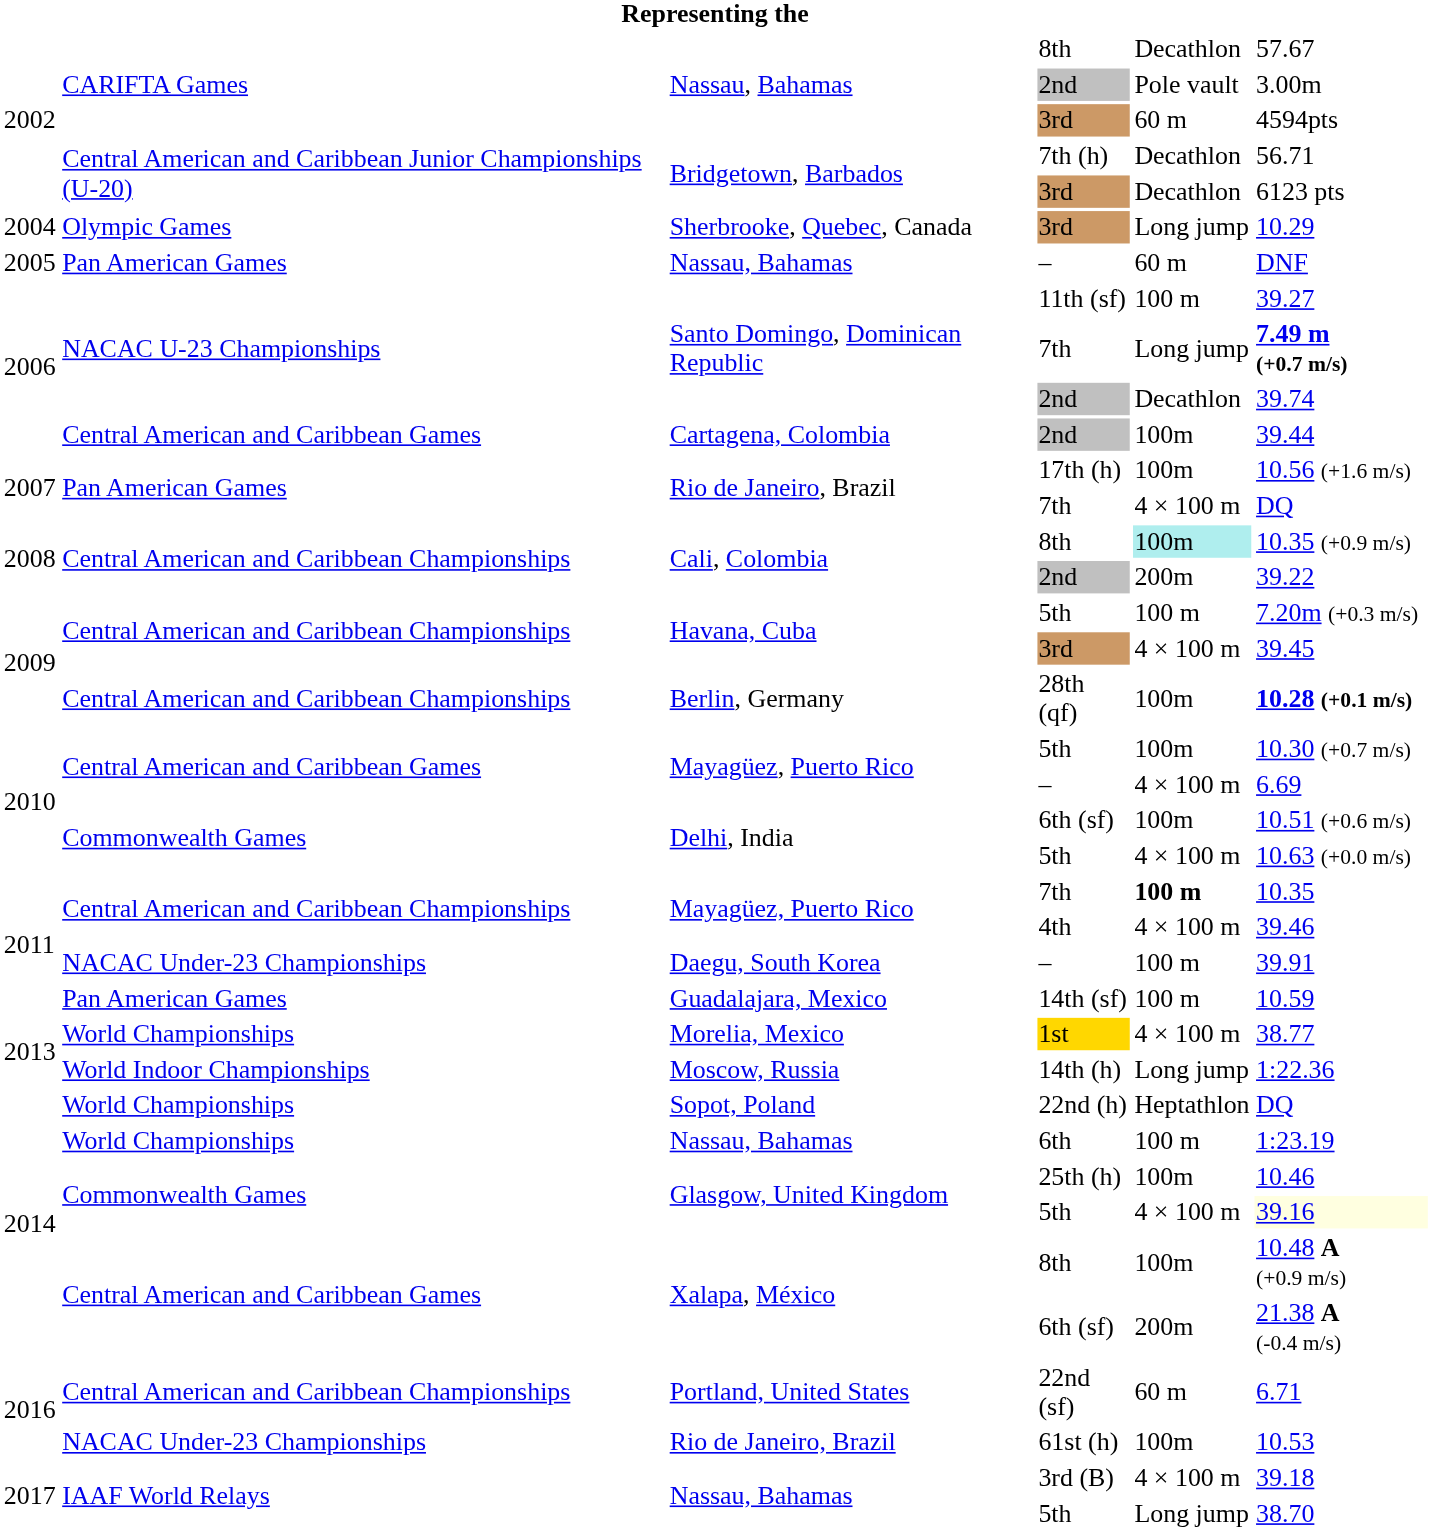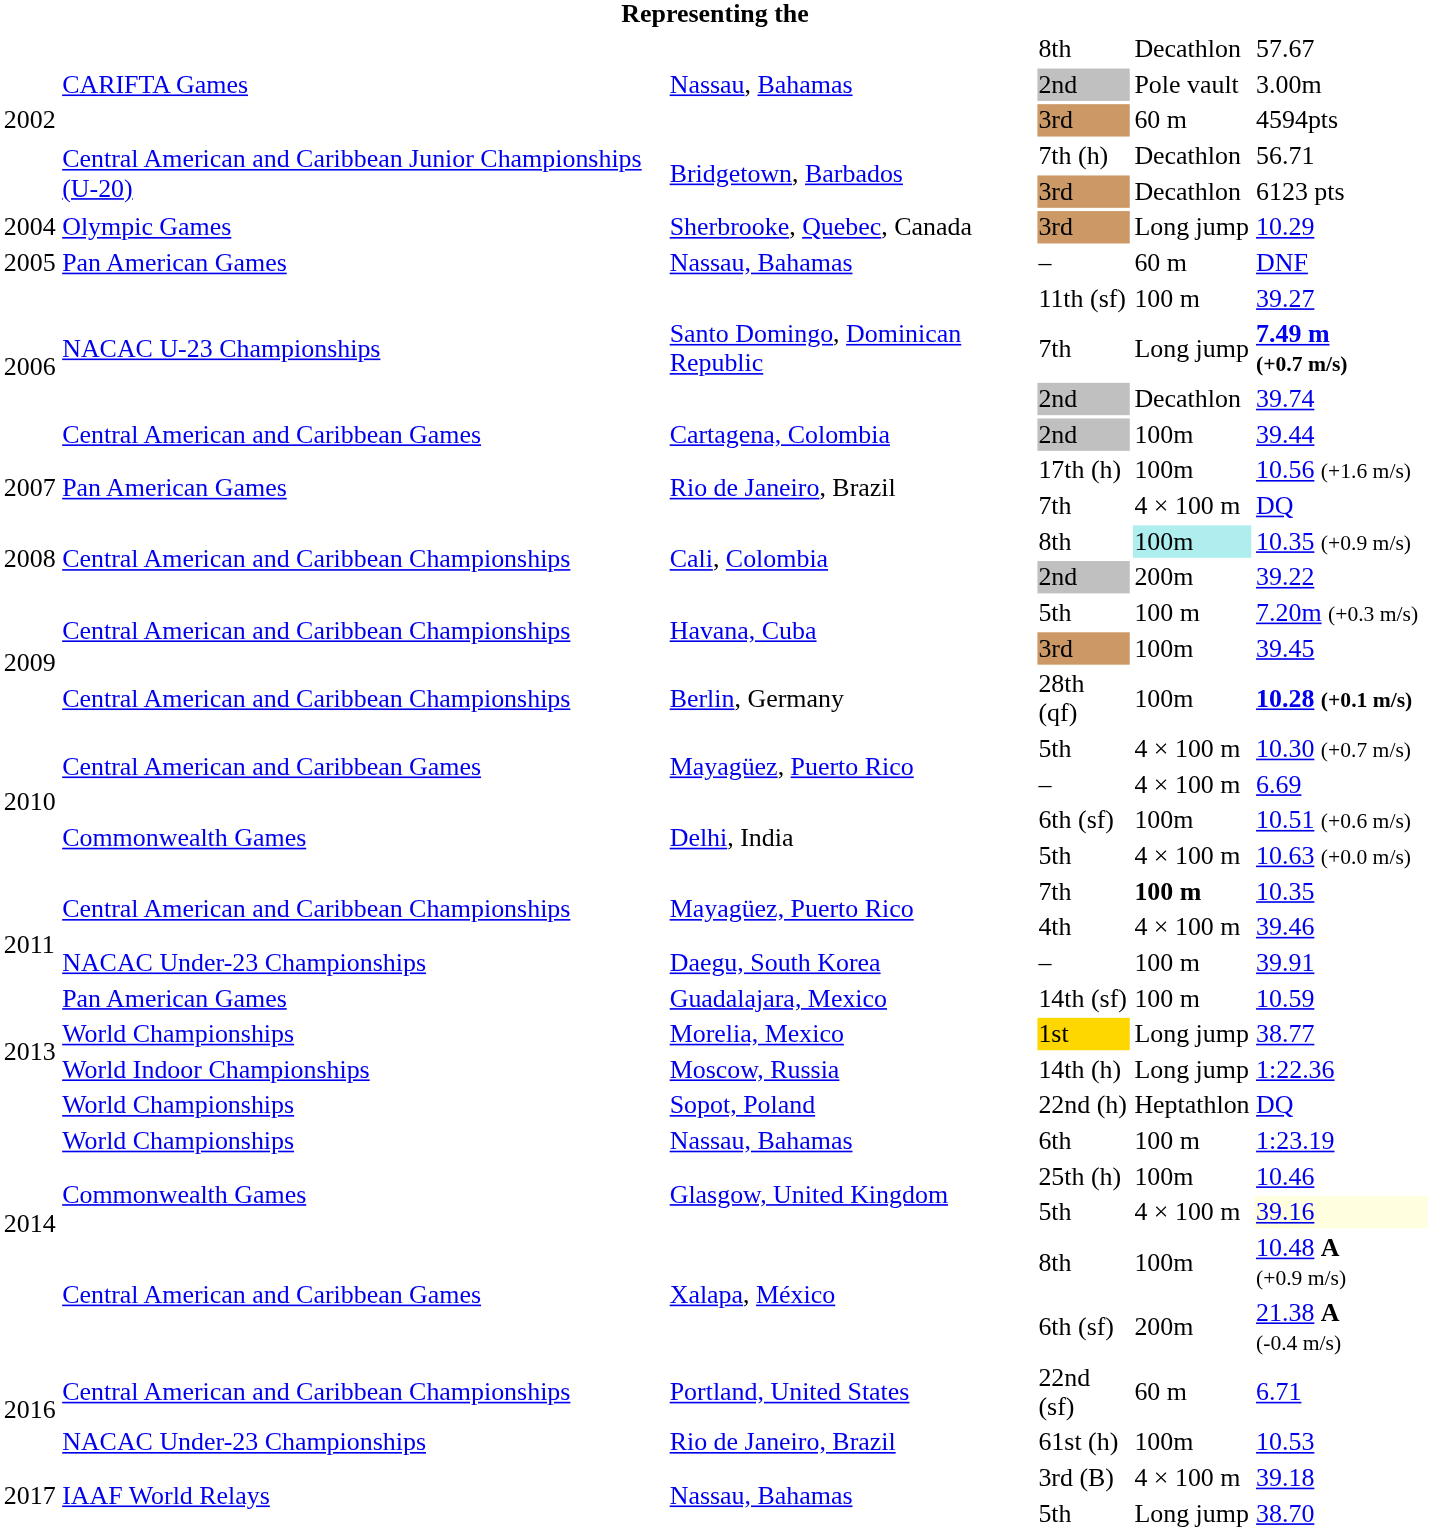(1187, 648) 4 × 100 m -> (1164, 648) 100m
(1164, 748) 100m -> (1187, 748) 4 × 100 m
(1187, 1033) 4 × 100 m -> (1192, 1033) Long jump
